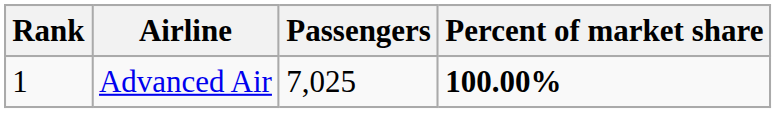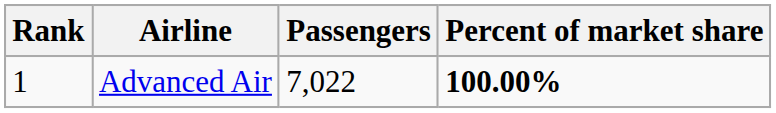(321, 81) 7,025 -> (321, 81) 7,022
